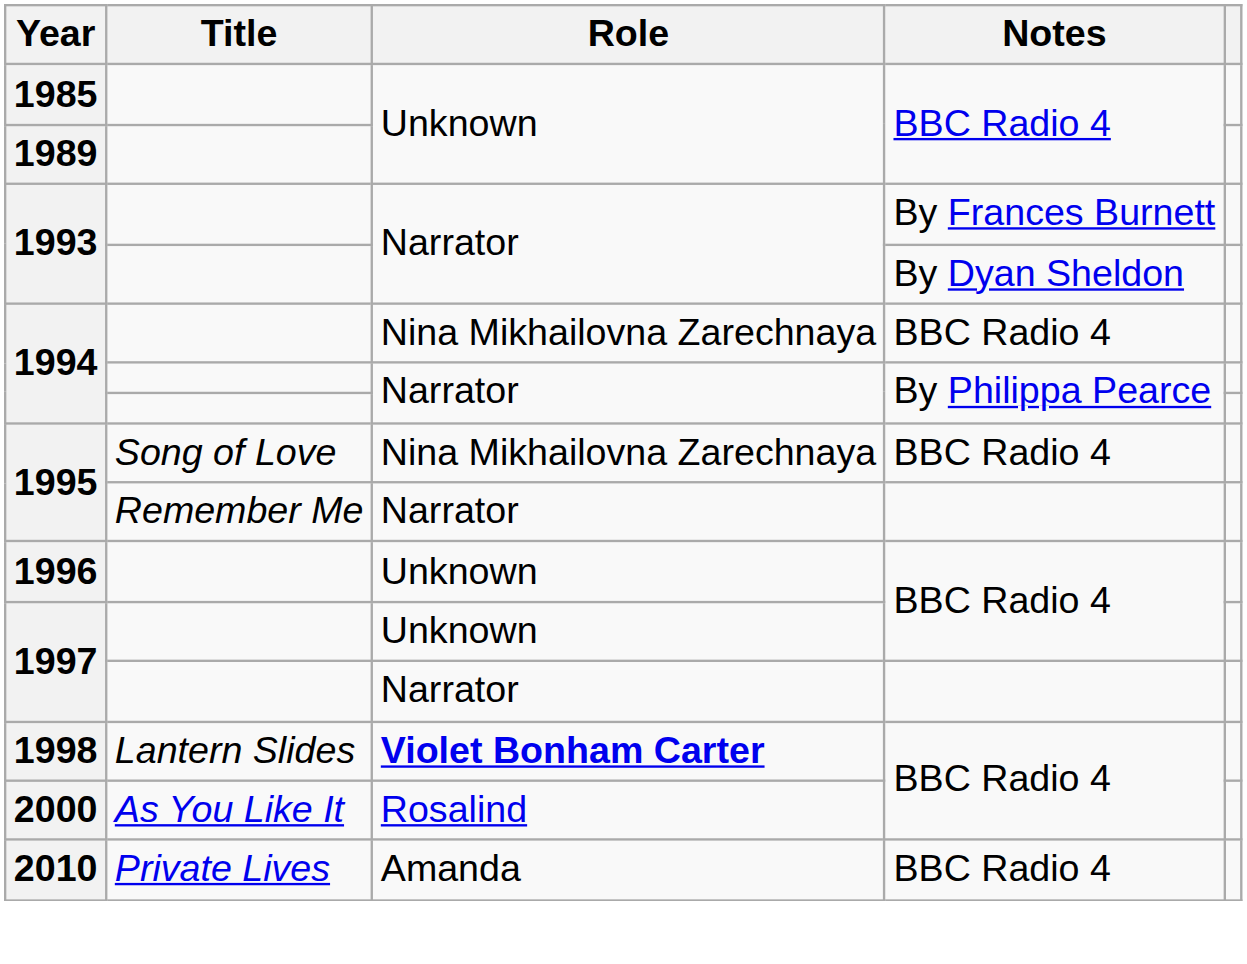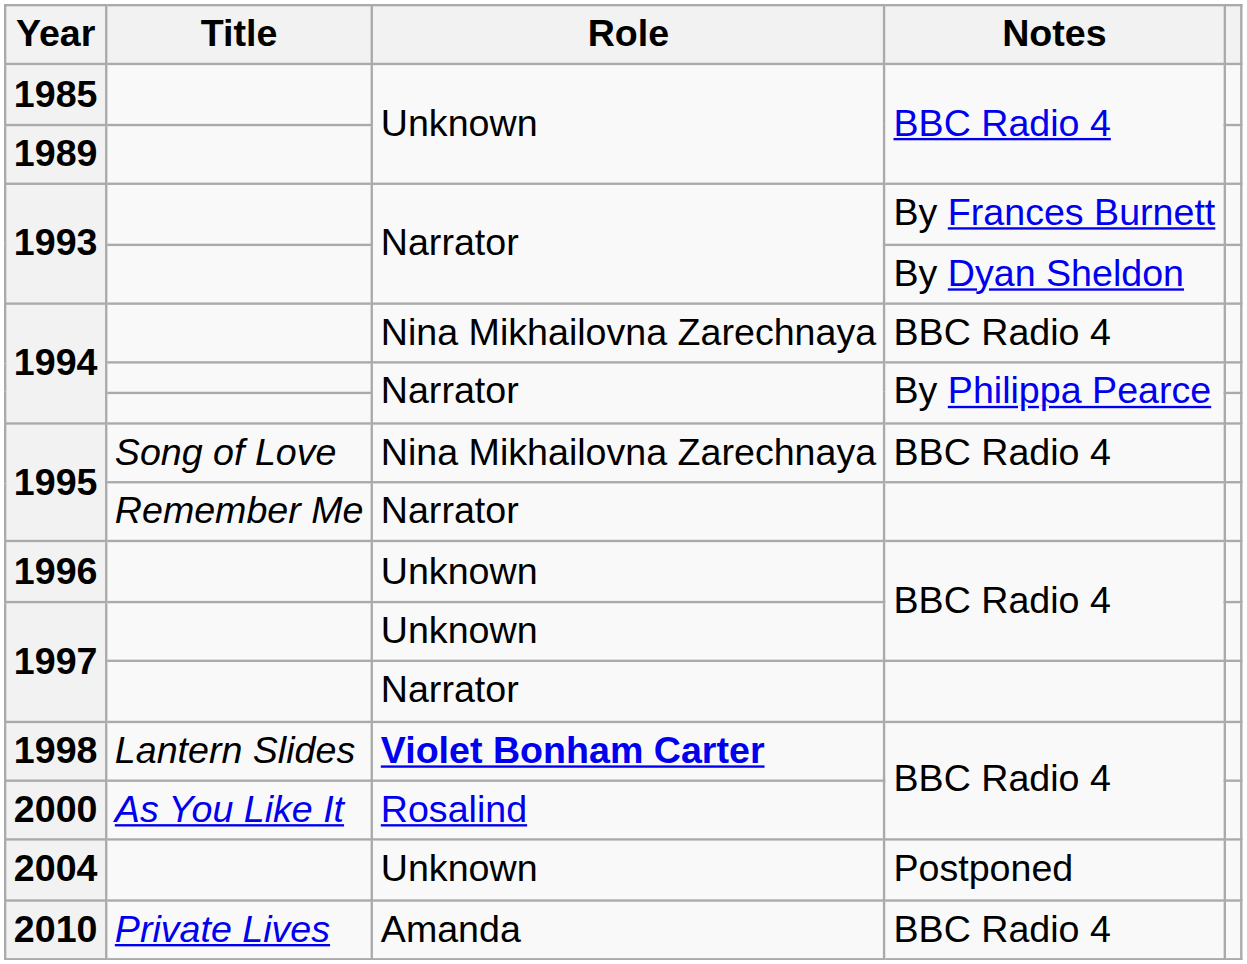+ row: (56, 869)
